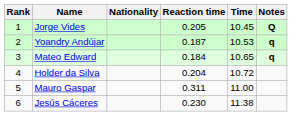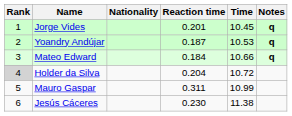(194, 27) 0.205 -> (194, 27) 0.201
(272, 27) Q -> (272, 27) q
(242, 57) 10.65 -> (242, 57) 10.66
(18, 73) no background -> (18, 73) lightgrey background
(242, 88) 11.00 -> (242, 88) 10.99
